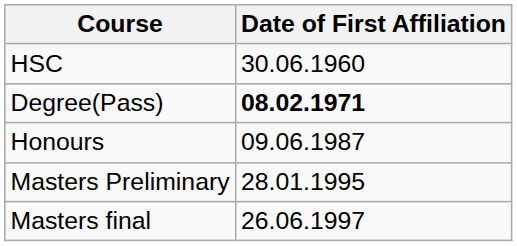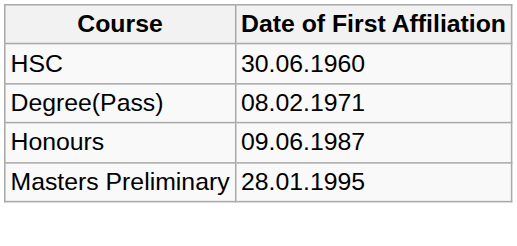(303, 102) bold -> (303, 102) normal
- row: (81, 220)
